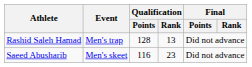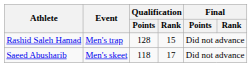(171, 40) 13 -> (171, 40) 15
(144, 55) 116 -> (144, 55) 118
(171, 55) 23 -> (171, 55) 17
